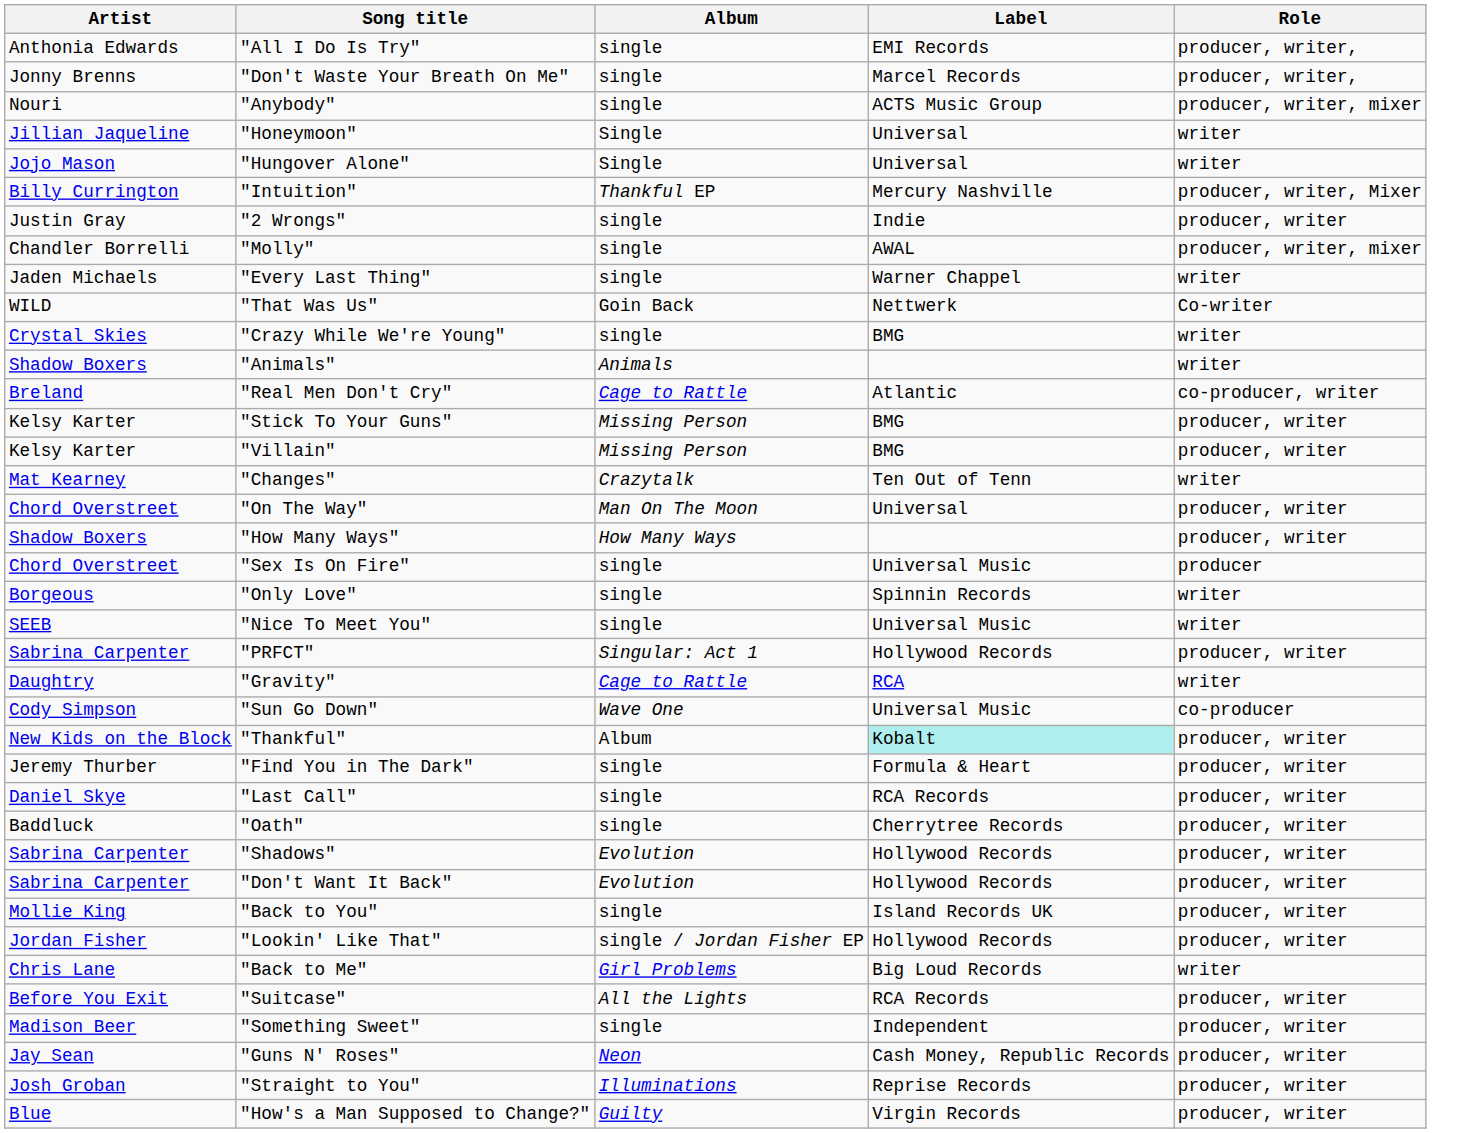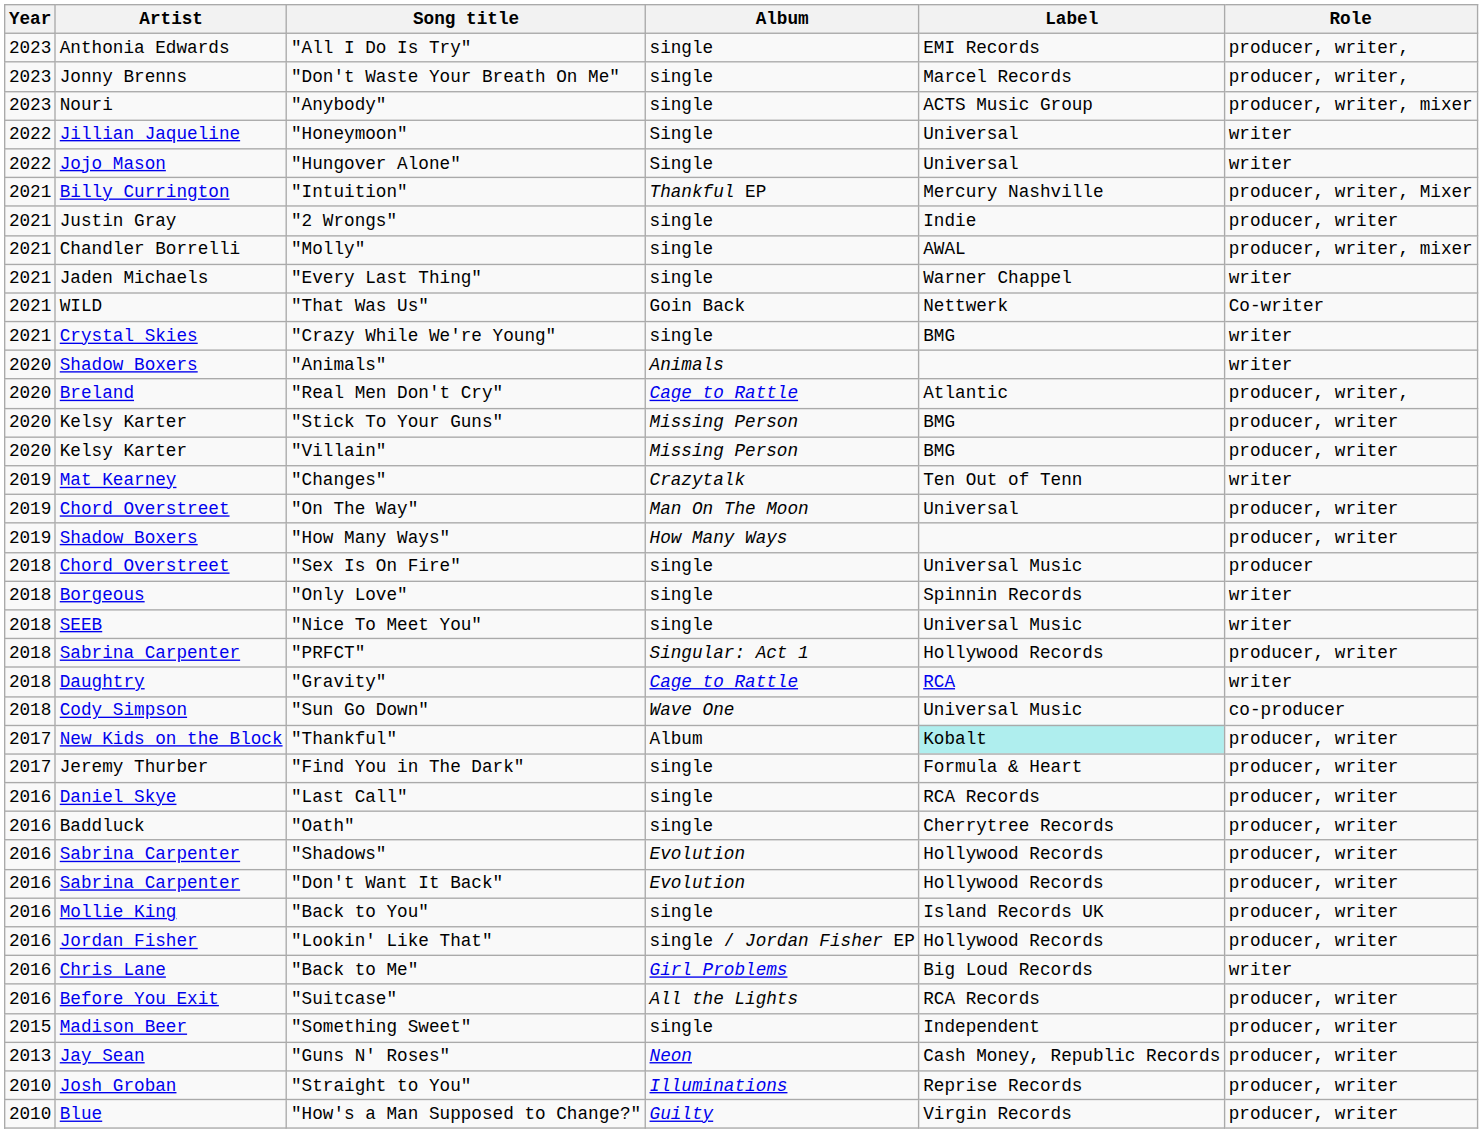+ column: (30, 19)
(1279, 394) co-producer, writer -> (1319, 394) producer, writer,
